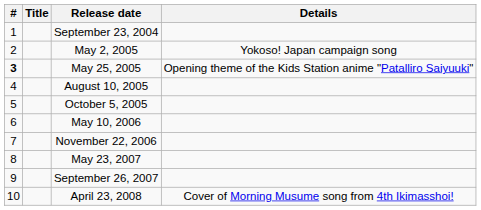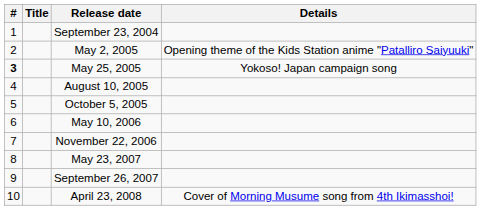(319, 50) Yokoso! Japan campaign song -> (319, 50) Opening theme of the Kids Station anime "Patalliro Saiyuuki"
(319, 68) Opening theme of the Kids Station anime "Patalliro Saiyuuki" -> (319, 68) Yokoso! Japan campaign song
